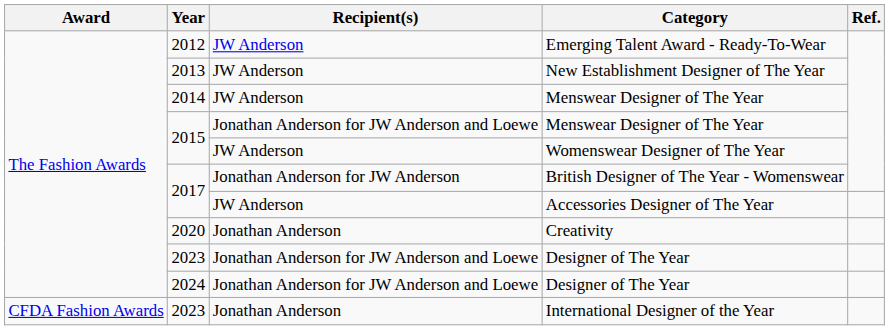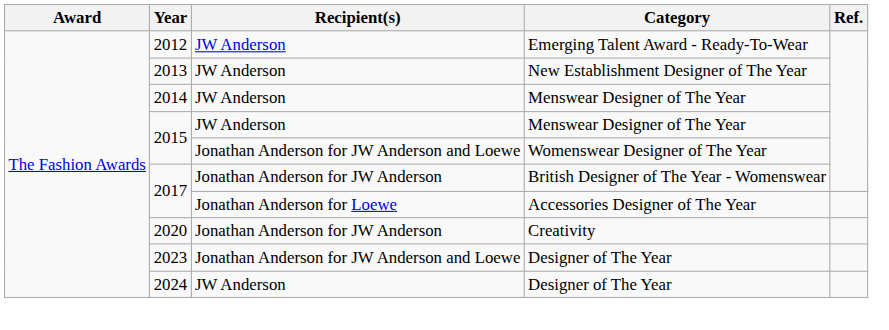(375, 124) Jonathan Anderson for JW Anderson and Loewe -> (240, 124) JW Anderson
(258, 151) JW Anderson -> (358, 151) Jonathan Anderson for JW Anderson and Loewe
(258, 204) JW Anderson -> (296, 204) Jonathan Anderson for Loewe
(277, 230) Jonathan Anderson -> (318, 230) Jonathan Anderson for JW Anderson
(375, 284) Jonathan Anderson for JW Anderson and Loewe -> (240, 284) JW Anderson
- row: (188, 310)
